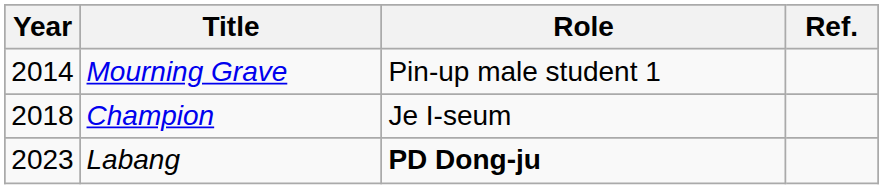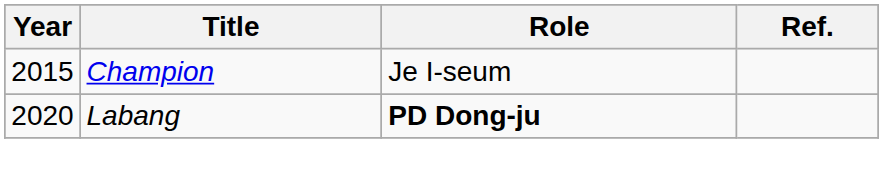- row: (187, 71)
(42, 115) 2018 -> (42, 71) 2015
(42, 159) 2023 -> (42, 115) 2020
